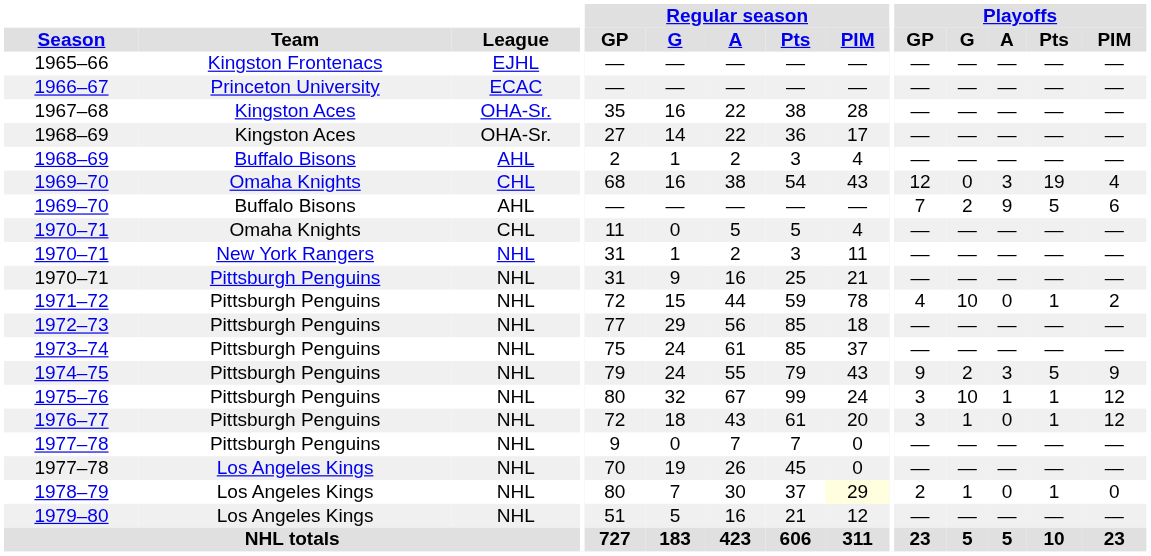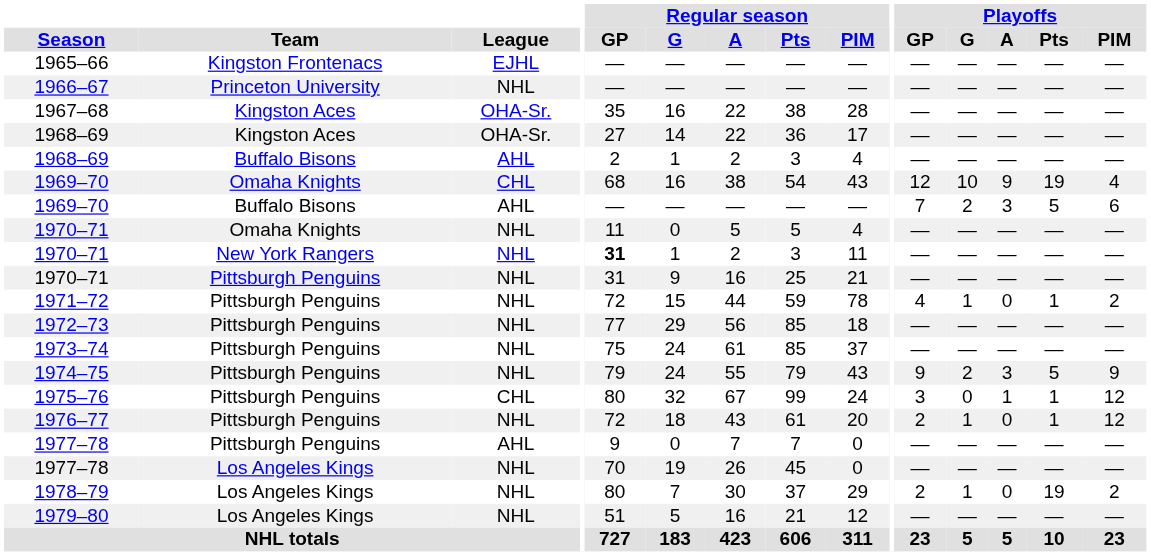(516, 87) ECAC -> (516, 87) NHL
(967, 182) 0 -> (967, 182) 10
(1007, 182) 3 -> (1007, 182) 9
(1007, 206) 9 -> (1007, 206) 3
(516, 230) CHL -> (516, 230) NHL
(615, 253) normal -> (615, 253) bold
(967, 301) 10 -> (967, 301) 1
(516, 396) NHL -> (516, 396) CHL
(967, 396) 10 -> (967, 396) 0
(920, 420) 3 -> (920, 420) 2
(516, 444) NHL -> (516, 444) AHL
(858, 491) lightyellow background -> (858, 491) no background
(1054, 491) 1 -> (1054, 491) 19
(1114, 491) 0 -> (1114, 491) 2
